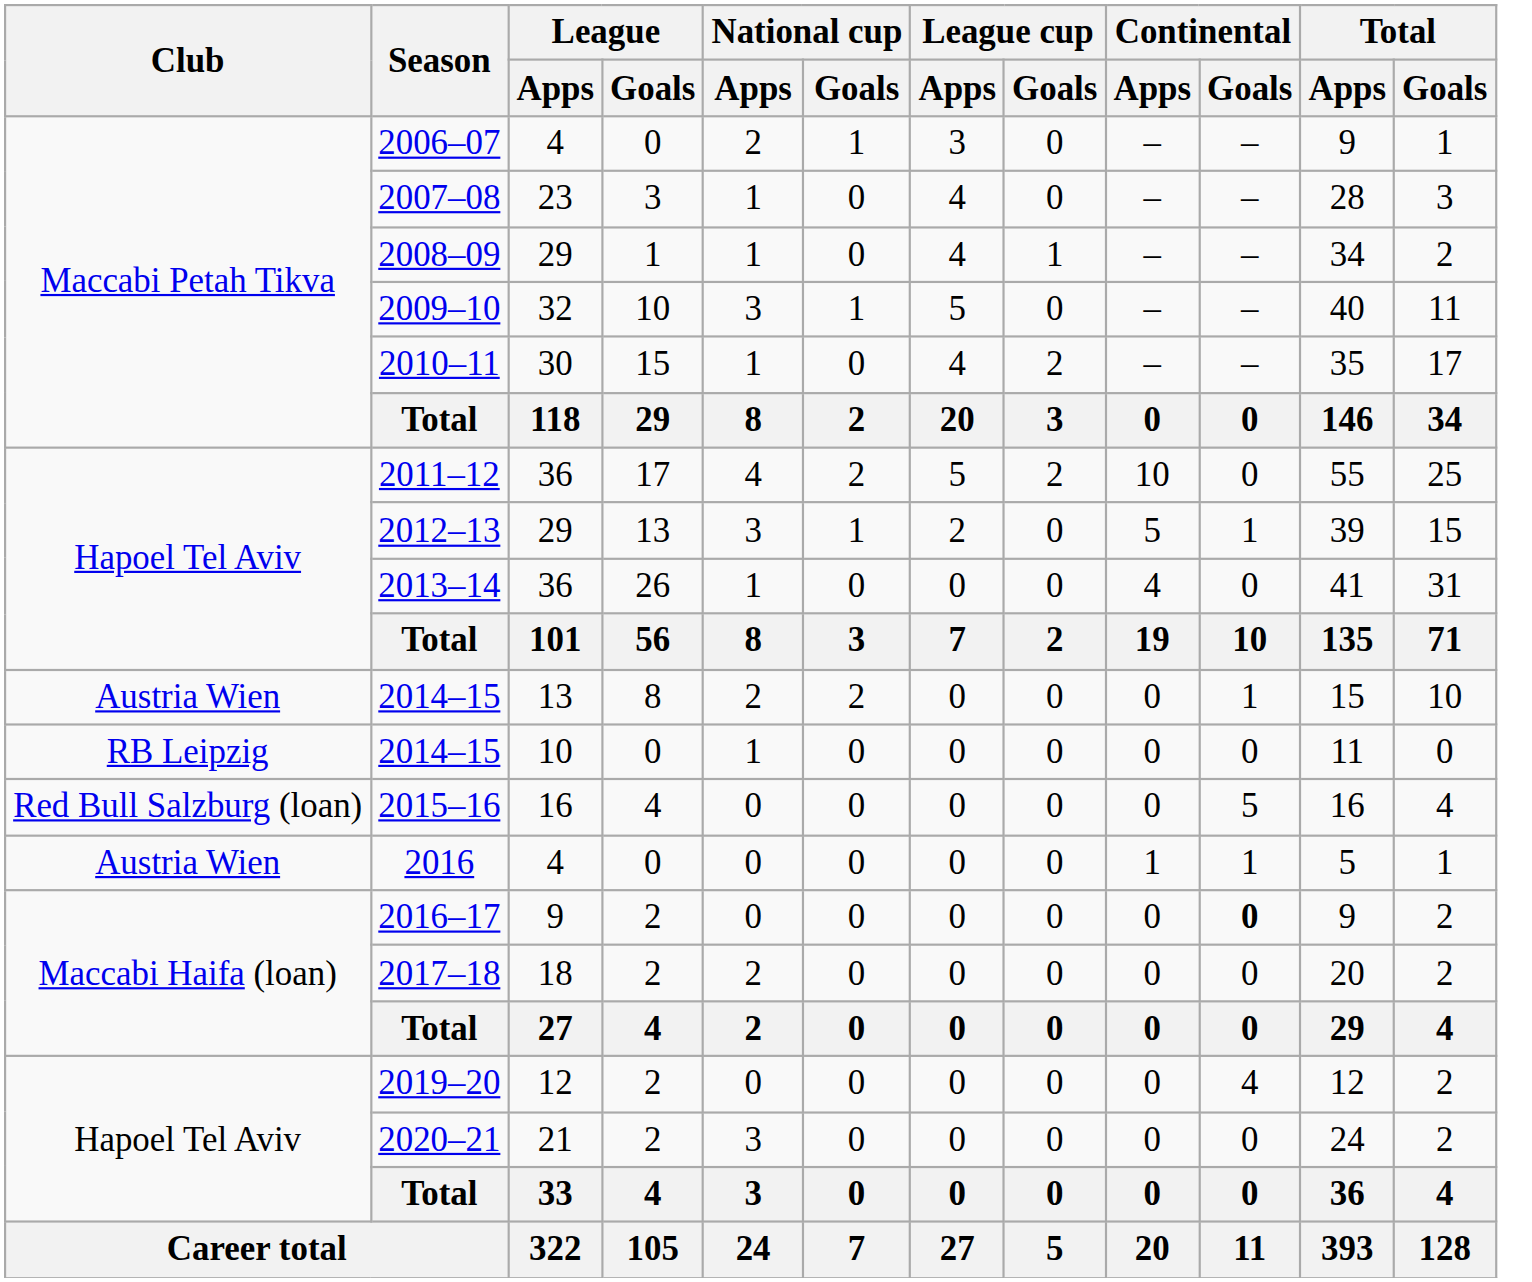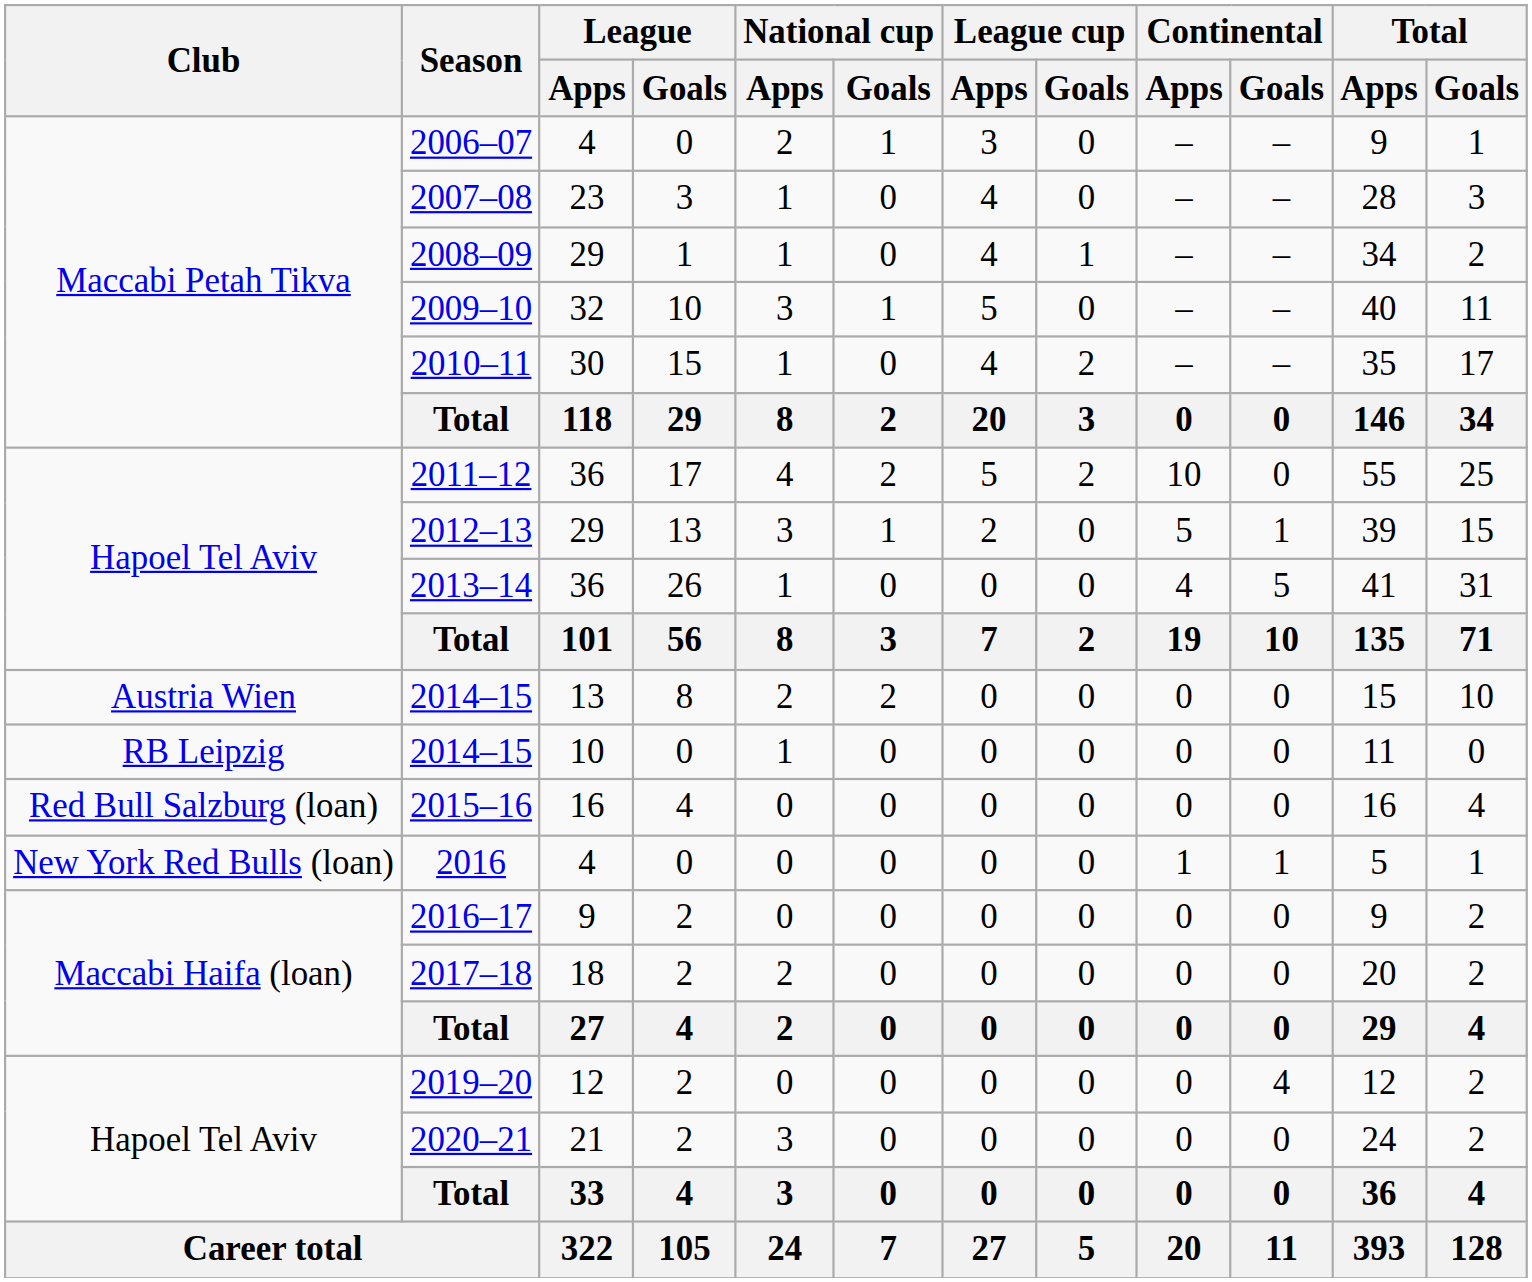(1250, 585) 0 -> (1281, 585) 5
(1250, 695) 1 -> (1281, 695) 0
(1250, 806) 5 -> (1281, 806) 0
(188, 861) Austria Wien -> (204, 861) New York Red Bulls (loan)
(1250, 917) bold -> (1281, 917) normal
